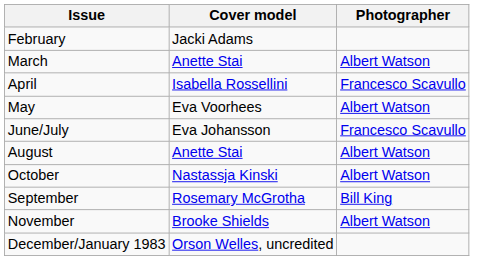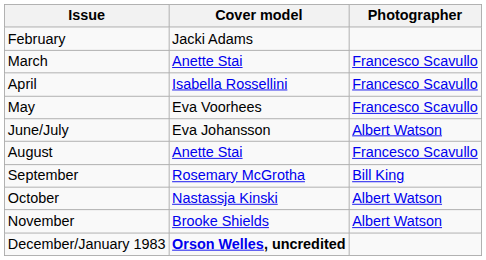(385, 61) Albert Watson -> (415, 61) Francesco Scavullo
(385, 107) Albert Watson -> (415, 107) Francesco Scavullo
(403, 130) Francesco Scavullo -> (397, 130) Albert Watson
(385, 152) Albert Watson -> (415, 152) Francesco Scavullo
rows swapped: (43, 198) <-> (33, 175)
(253, 244) normal -> (259, 244) bold
